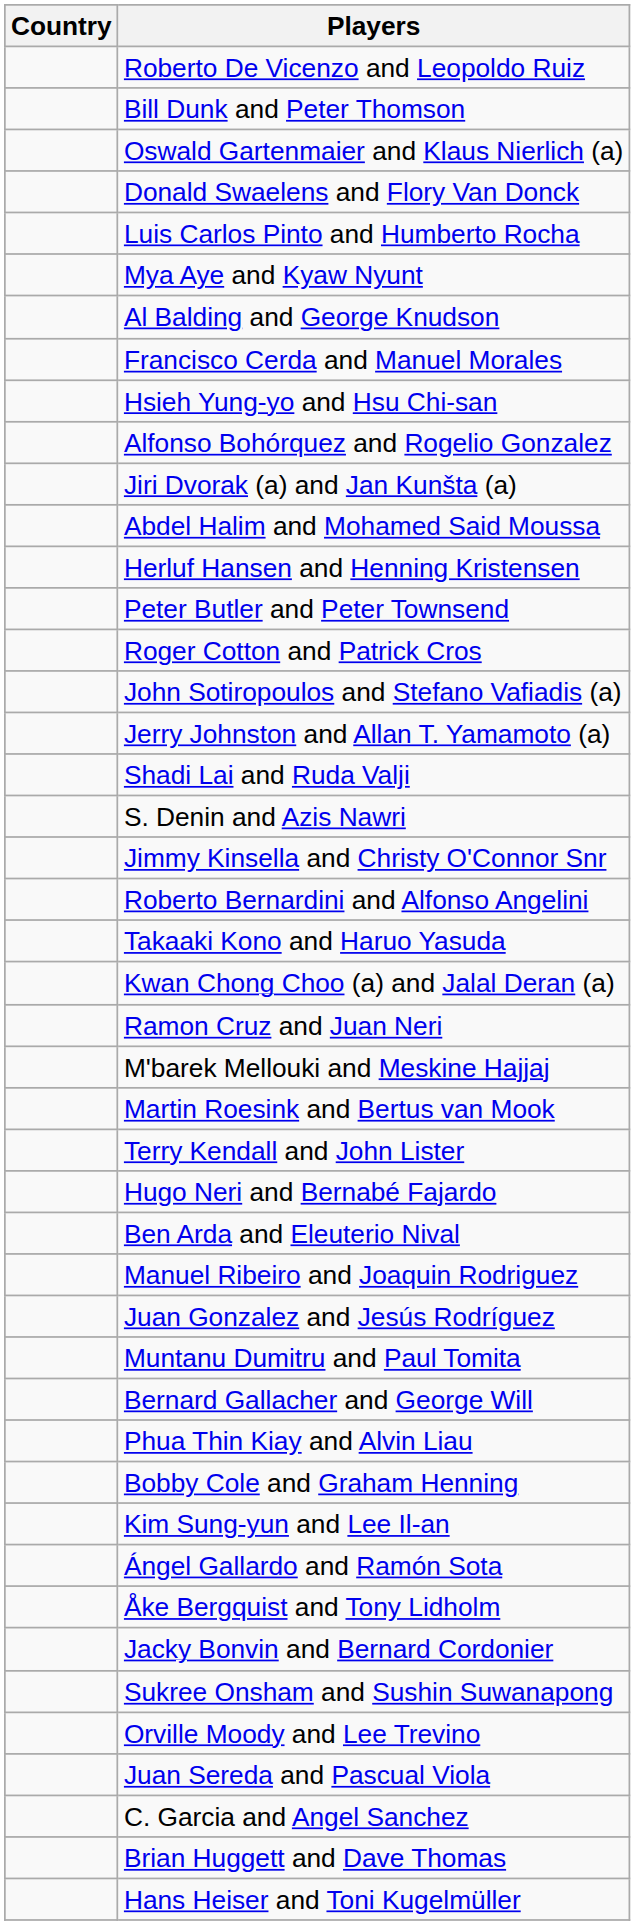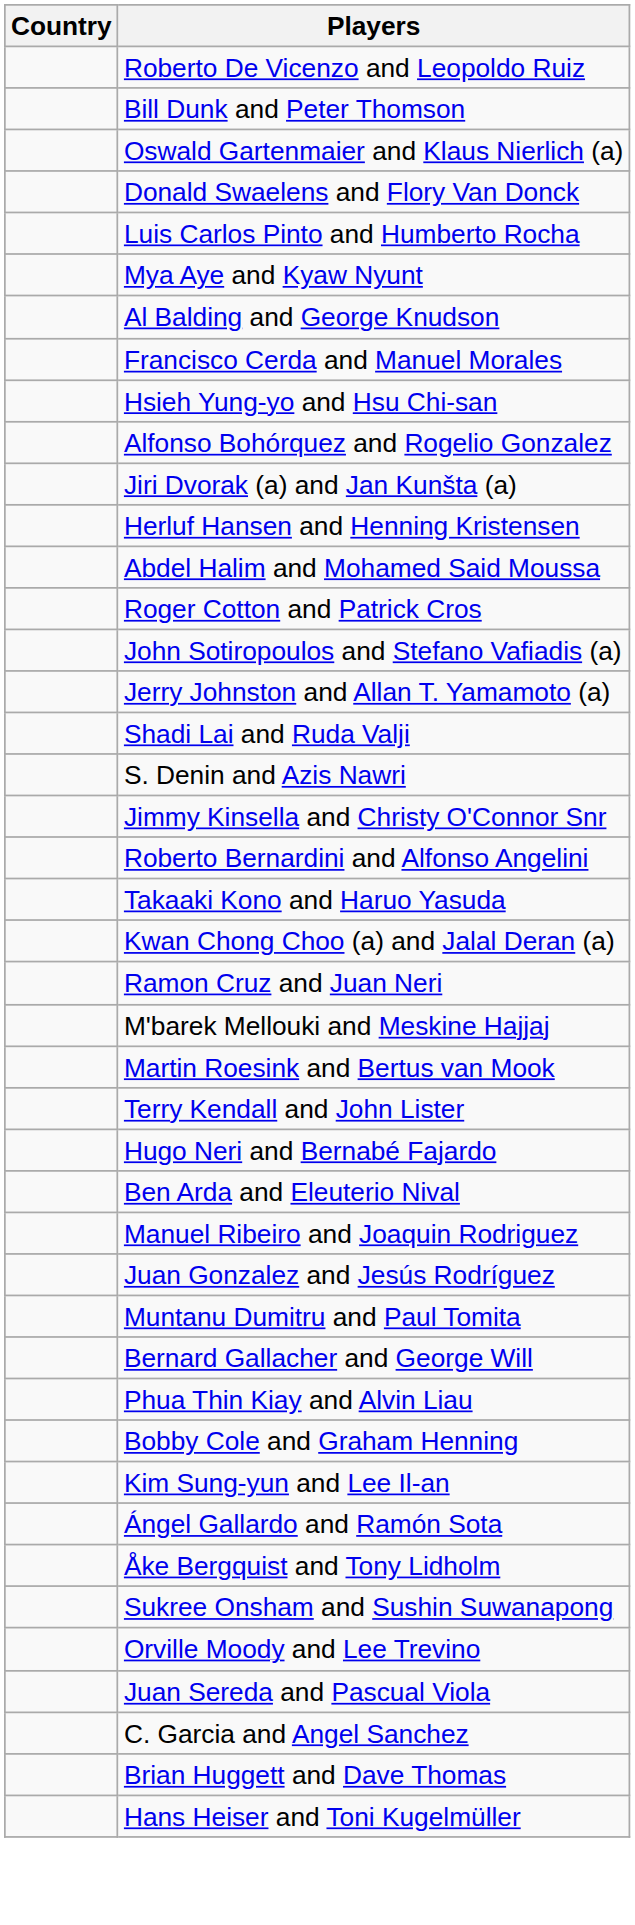rows swapped: (352, 567) <-> (362, 525)
- row: (316, 609)
- row: (339, 1649)
